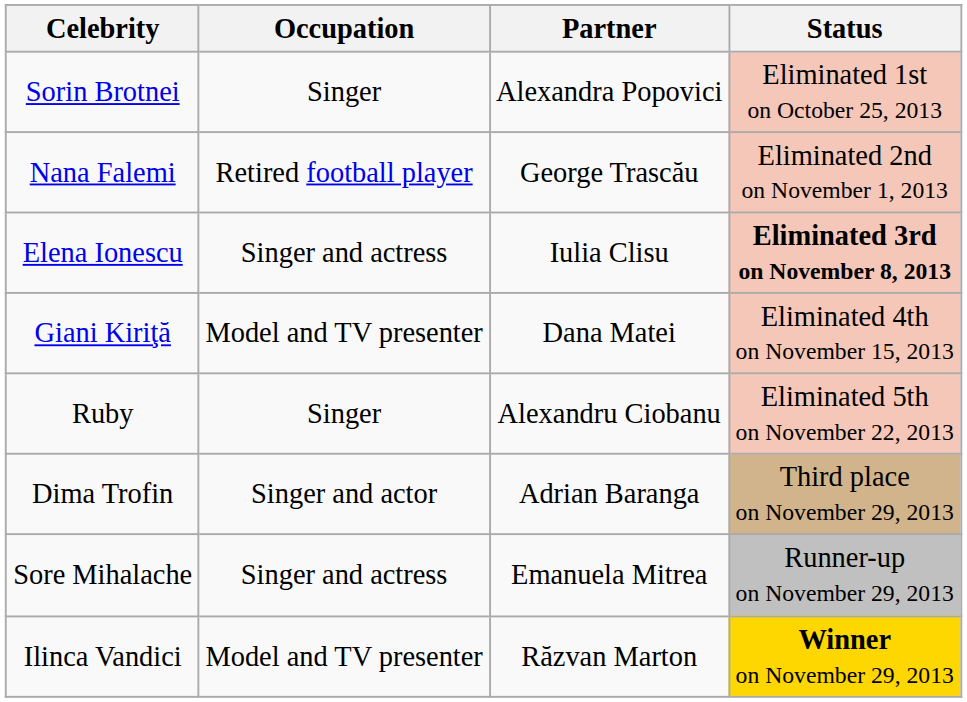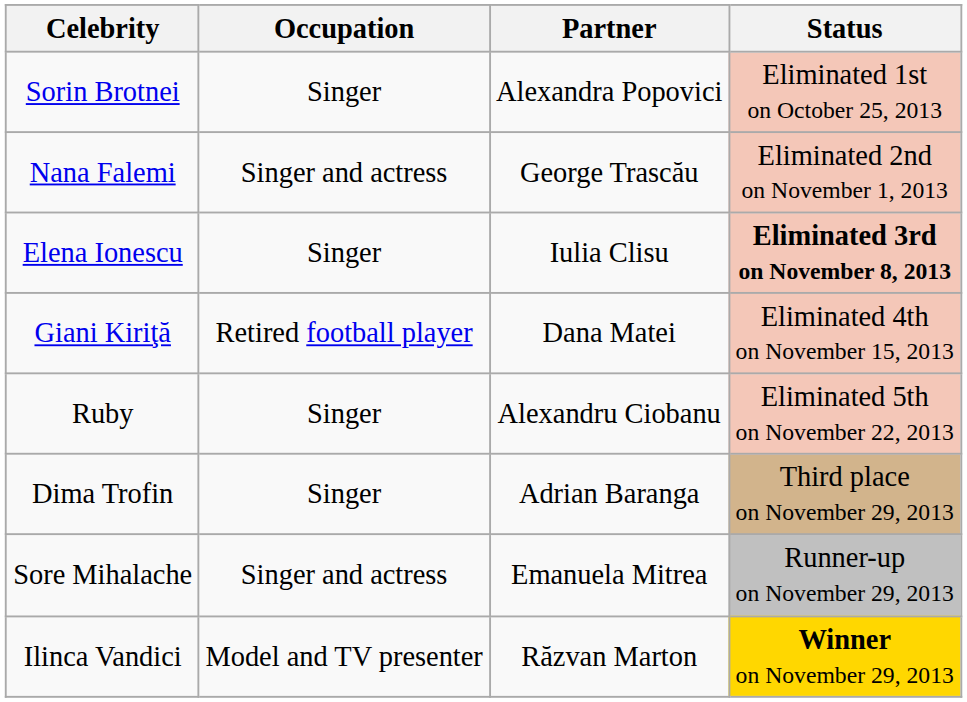(344, 172) Retired football player -> (344, 172) Singer and actress
(344, 252) Singer and actress -> (344, 252) Singer
(344, 333) Model and TV presenter -> (344, 333) Retired football player
(344, 494) Singer and actor -> (344, 494) Singer
